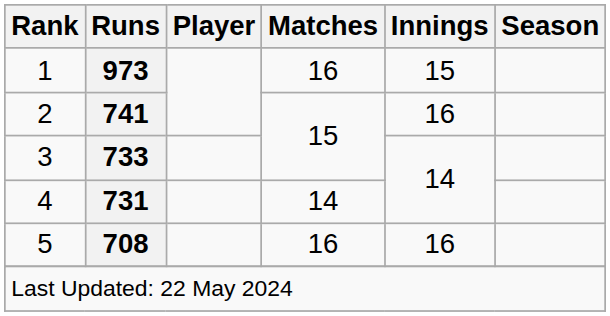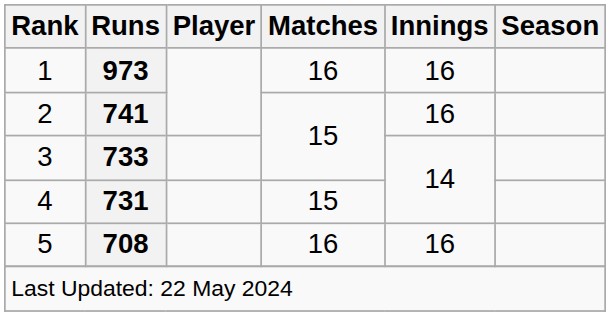(440, 69) 15 -> (440, 69) 16
(323, 200) 14 -> (323, 200) 15
